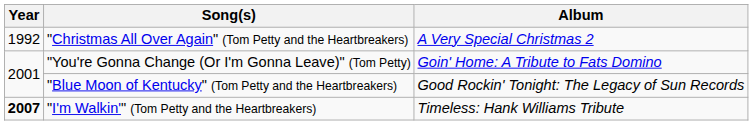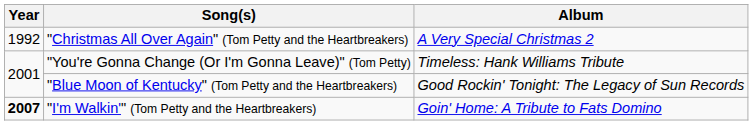(540, 62) Goin' Home: A Tribute to Fats Domino -> (521, 62) Timeless: Hank Williams Tribute
(521, 108) Timeless: Hank Williams Tribute -> (540, 108) Goin' Home: A Tribute to Fats Domino
